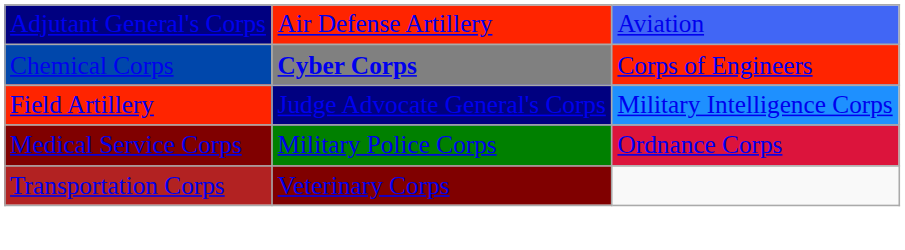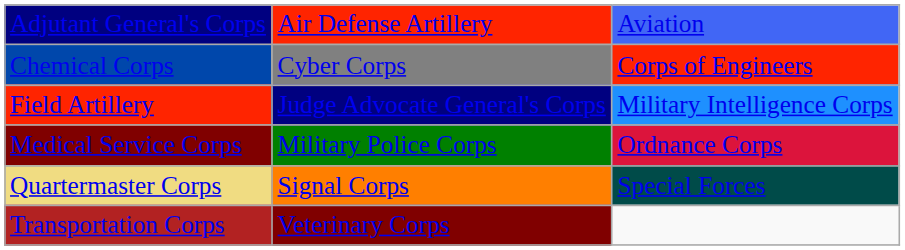(347, 64) bold -> (342, 64) normal
+ row: (116, 184)
